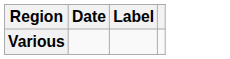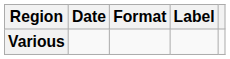+ column: (140, 16)
